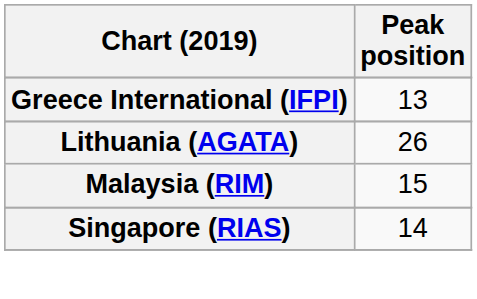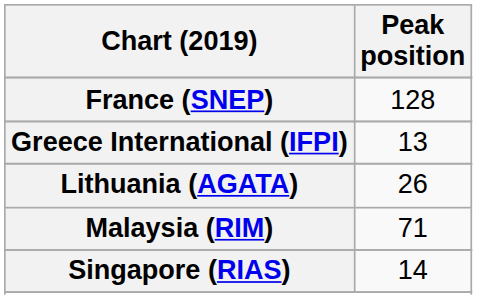+ row: (179, 99)
(413, 185) 15 -> (413, 227) 71
